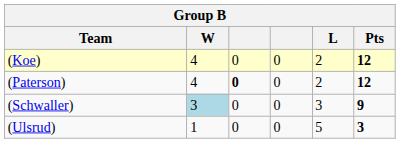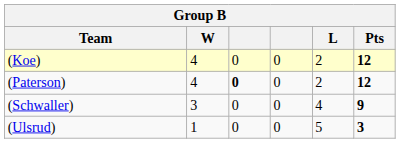(194, 104) lightblue background -> (194, 104) no background
(319, 104) 3 -> (319, 104) 4
